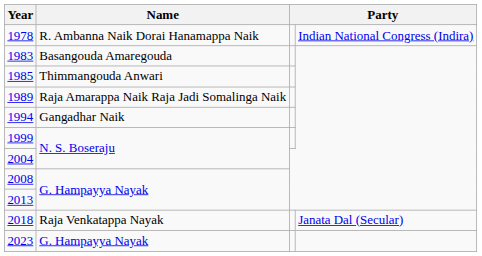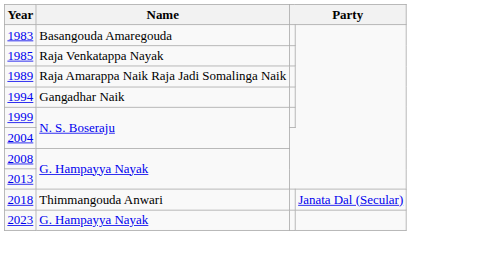- row: (20, 35)
(101, 76) Thimmangouda Anwari -> (101, 55) Raja Venkatappa Nayak
(101, 220) Raja Venkatappa Nayak -> (101, 199) Thimmangouda Anwari
